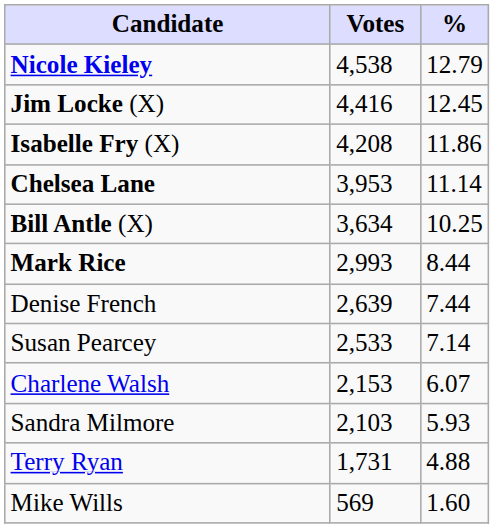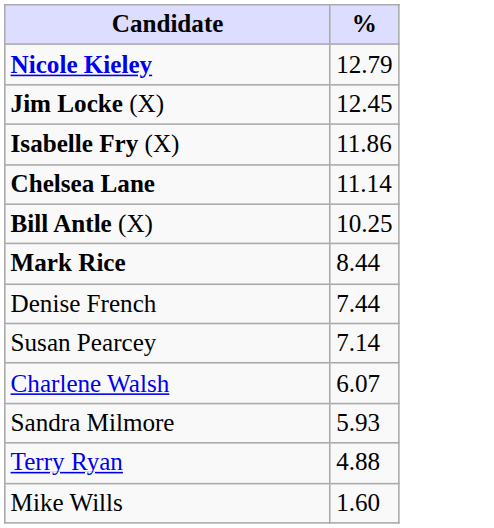- column: (375, 24)
